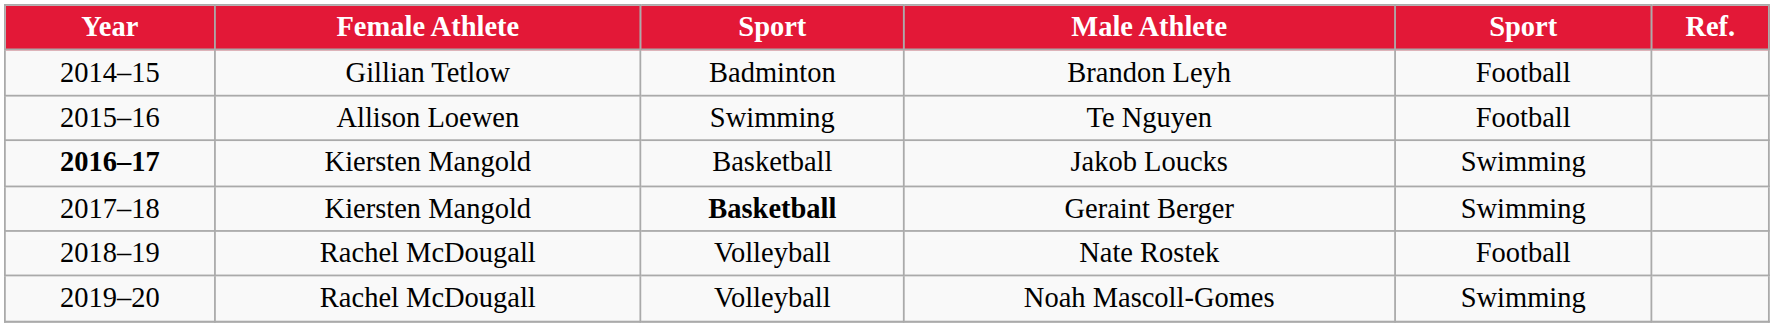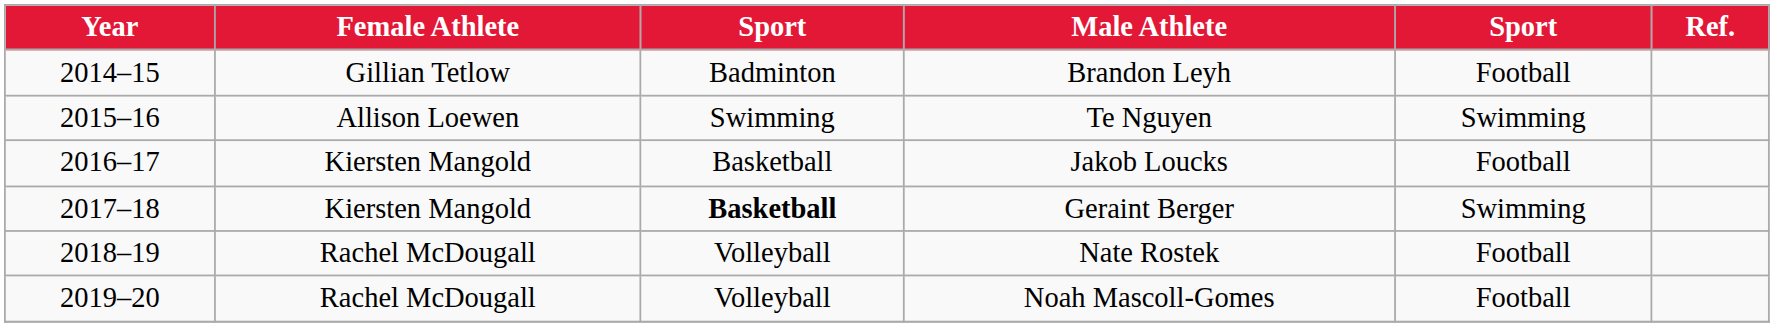(1523, 117) Football -> (1523, 117) Swimming
(110, 162) bold -> (110, 162) normal
(1523, 162) Swimming -> (1523, 162) Football
(1523, 298) Swimming -> (1523, 298) Football
